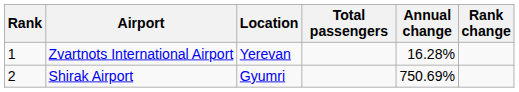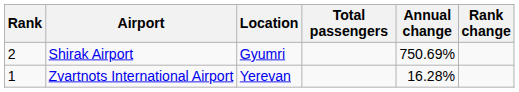rows swapped: (141, 53) <-> (91, 76)
